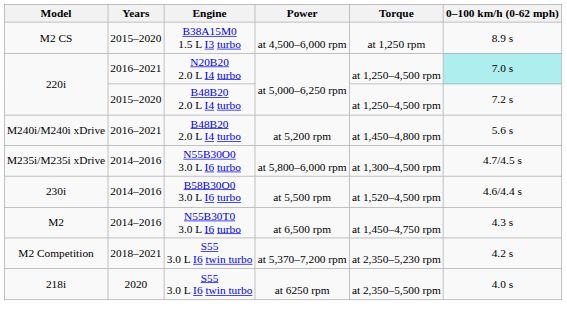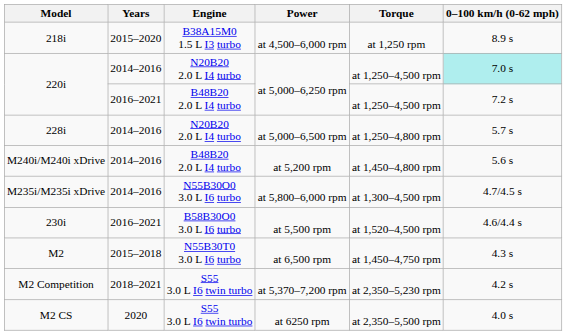(56, 37) M2 CS -> (56, 37) 218i
(136, 68) 2016–2021 -> (136, 68) 2014–2016
(136, 99) 2015–2020 -> (136, 99) 2016–2021
+ row: (210, 130)
(136, 130) 2016–2021 -> (136, 161) 2014–2016
(136, 191) 2014–2016 -> (136, 222) 2016–2021
(136, 222) 2014–2016 -> (136, 253) 2015–2018
(56, 284) 218i -> (56, 315) M2 CS
